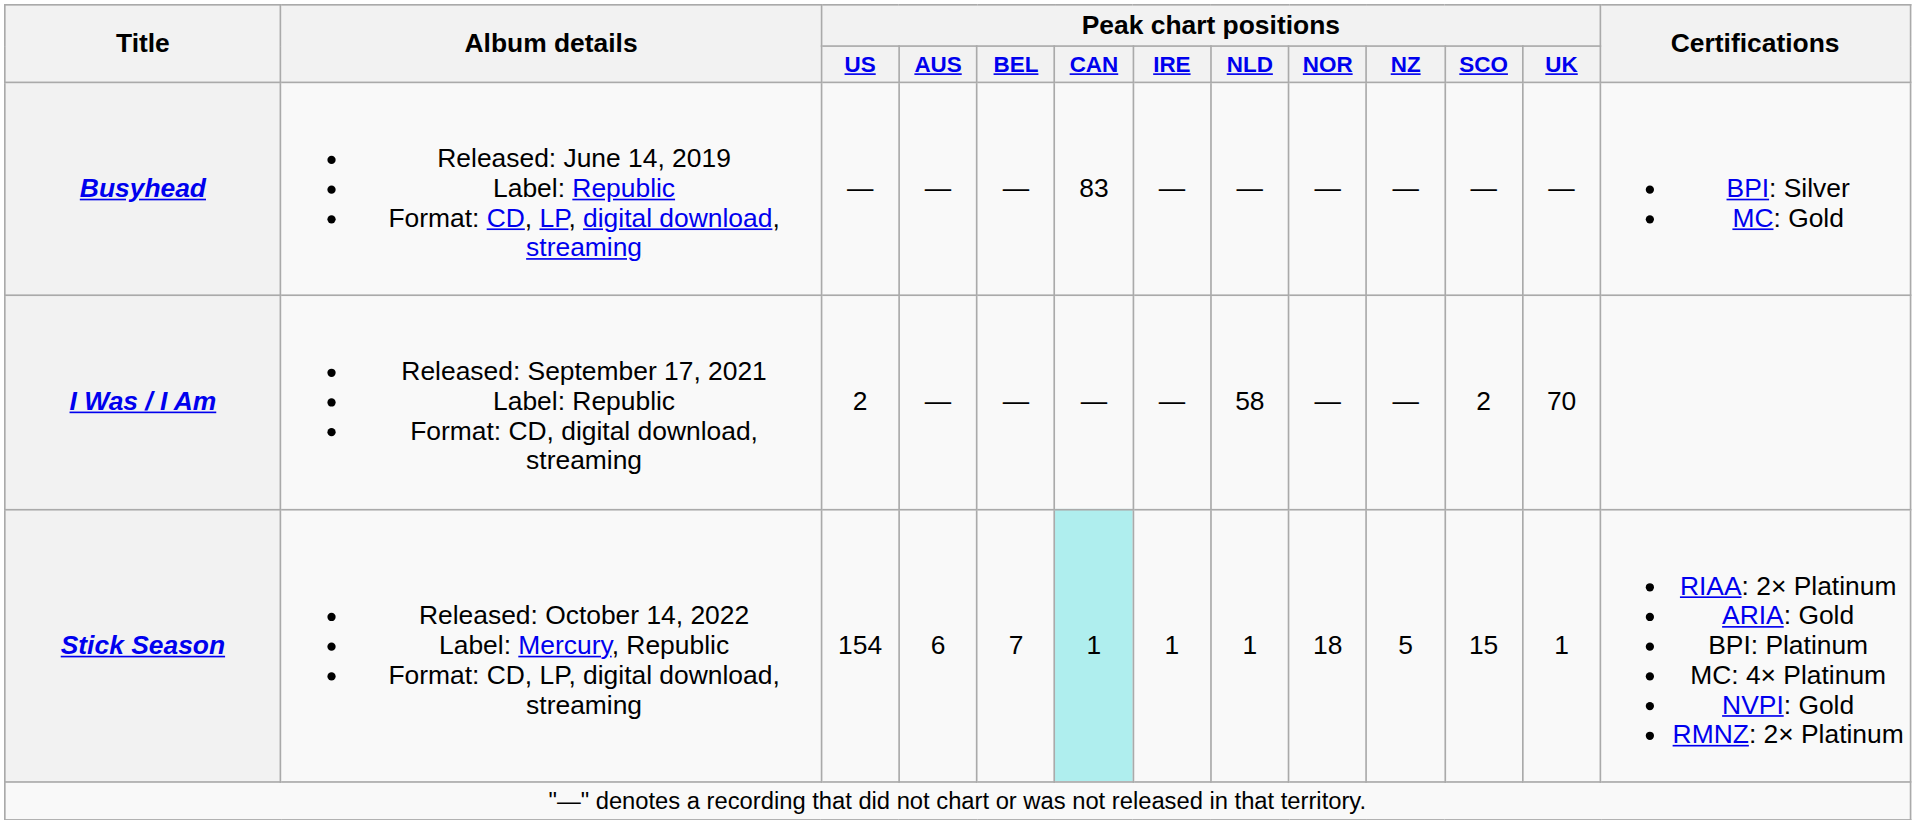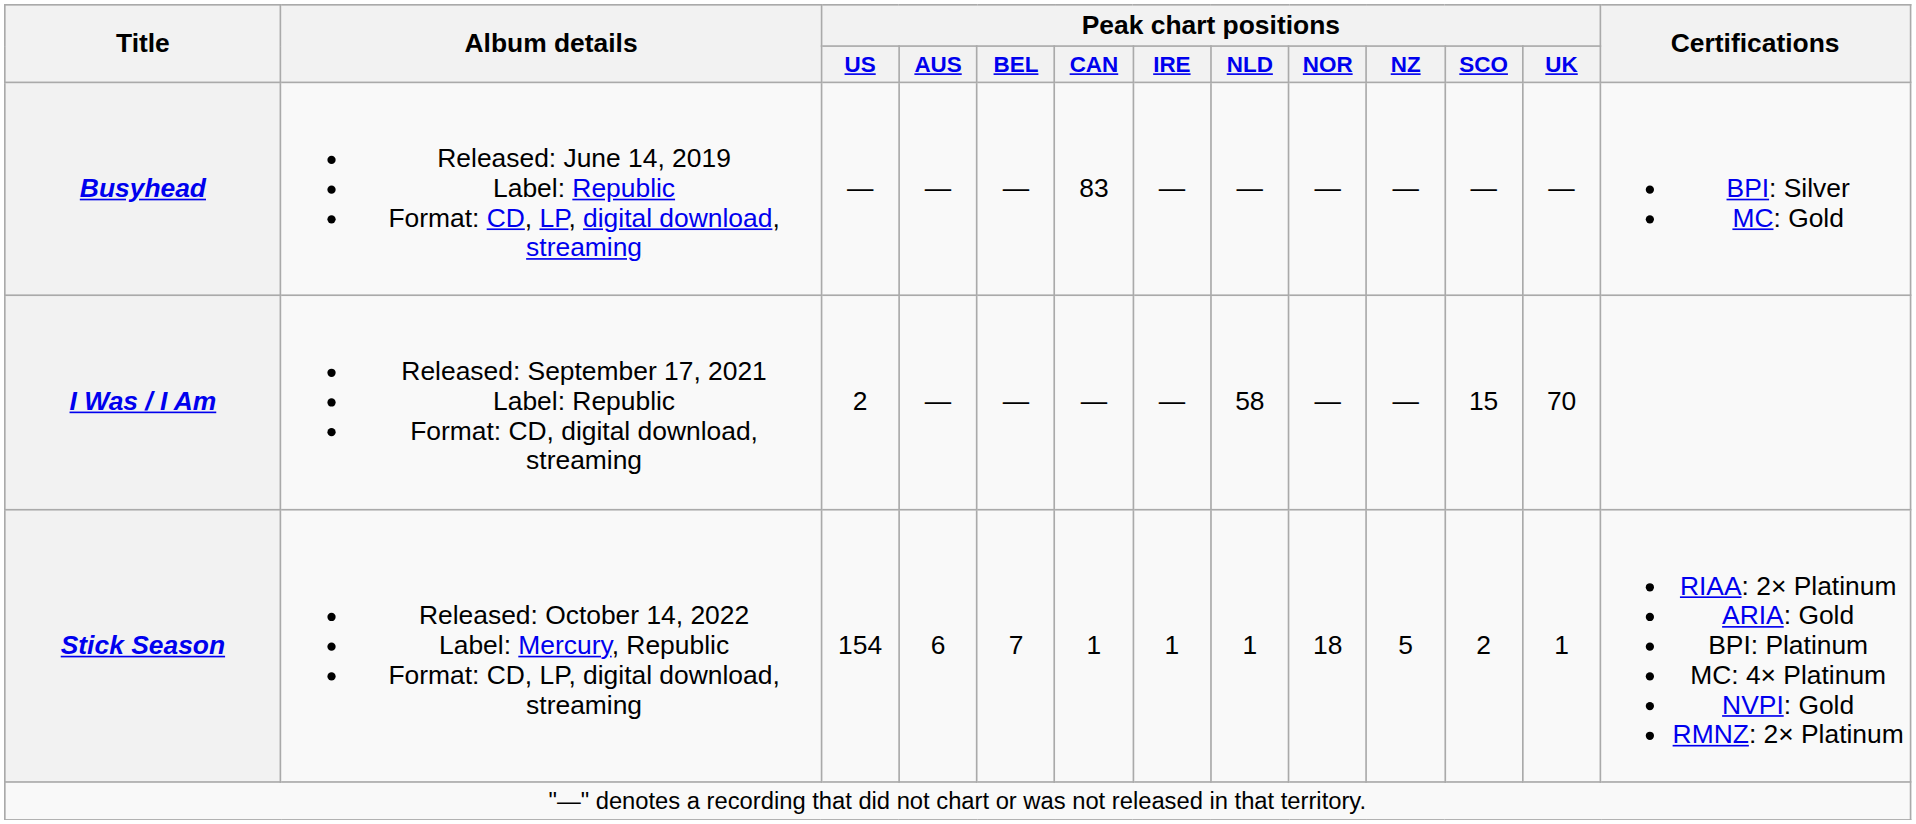(1484, 401) 2 -> (1484, 401) 15
(1094, 645) paleturquoise background -> (1094, 645) no background
(1484, 645) 15 -> (1484, 645) 2
